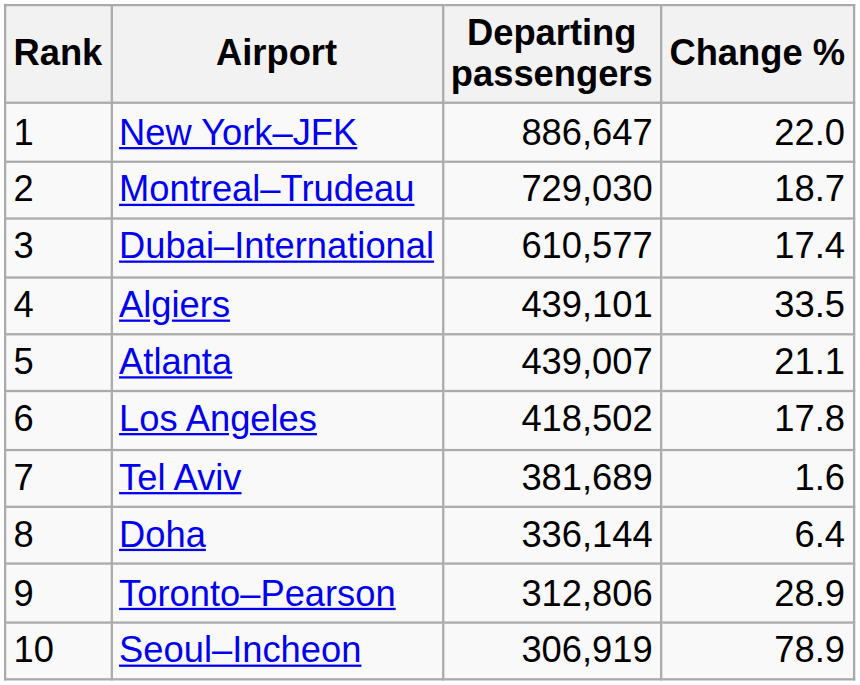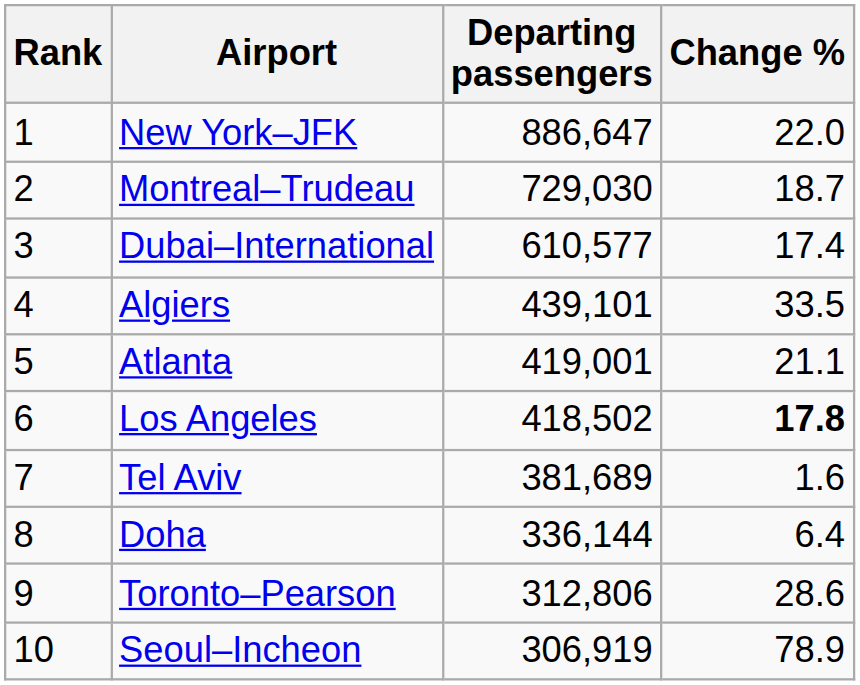(587, 362) 439,007 -> (587, 362) 419,001
(810, 419) normal -> (810, 419) bold
(810, 592) 28.9 -> (810, 592) 28.6
